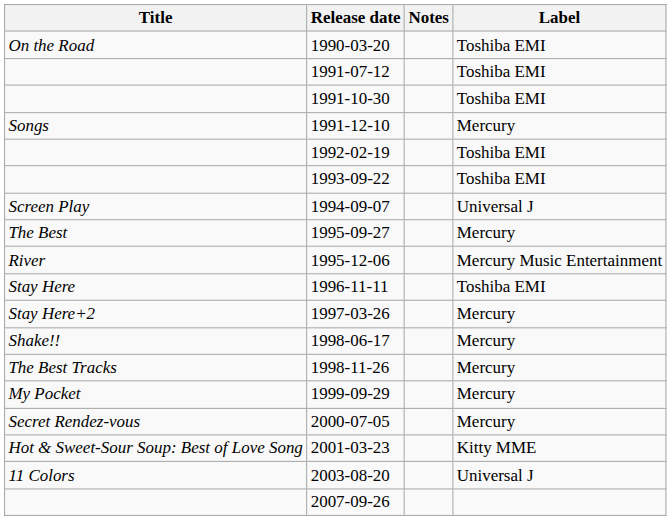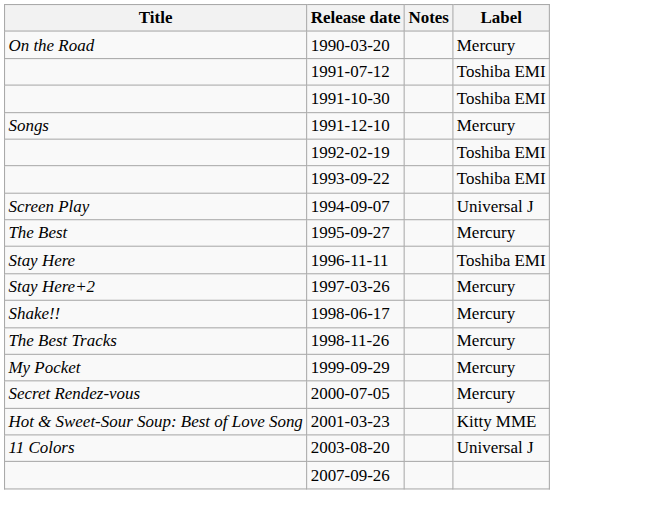(501, 44) Toshiba EMI -> (486, 44) Mercury
- row: (350, 260)
